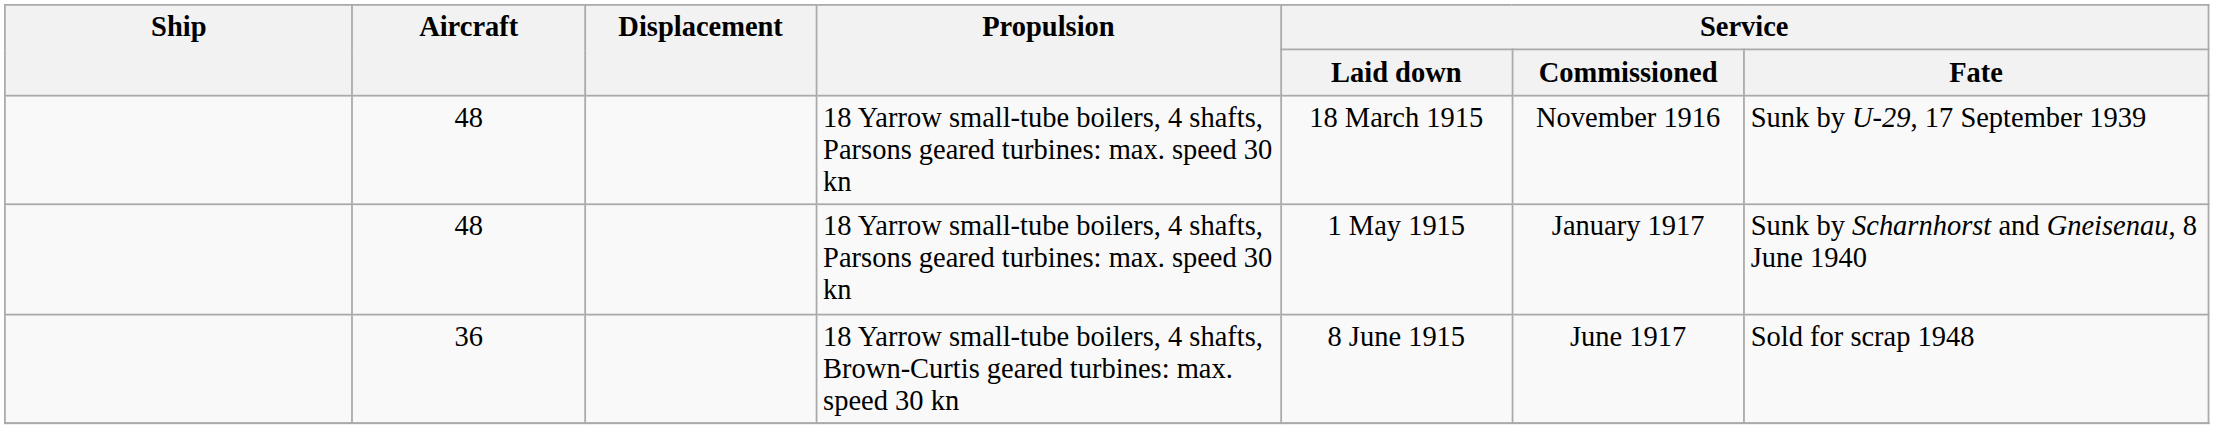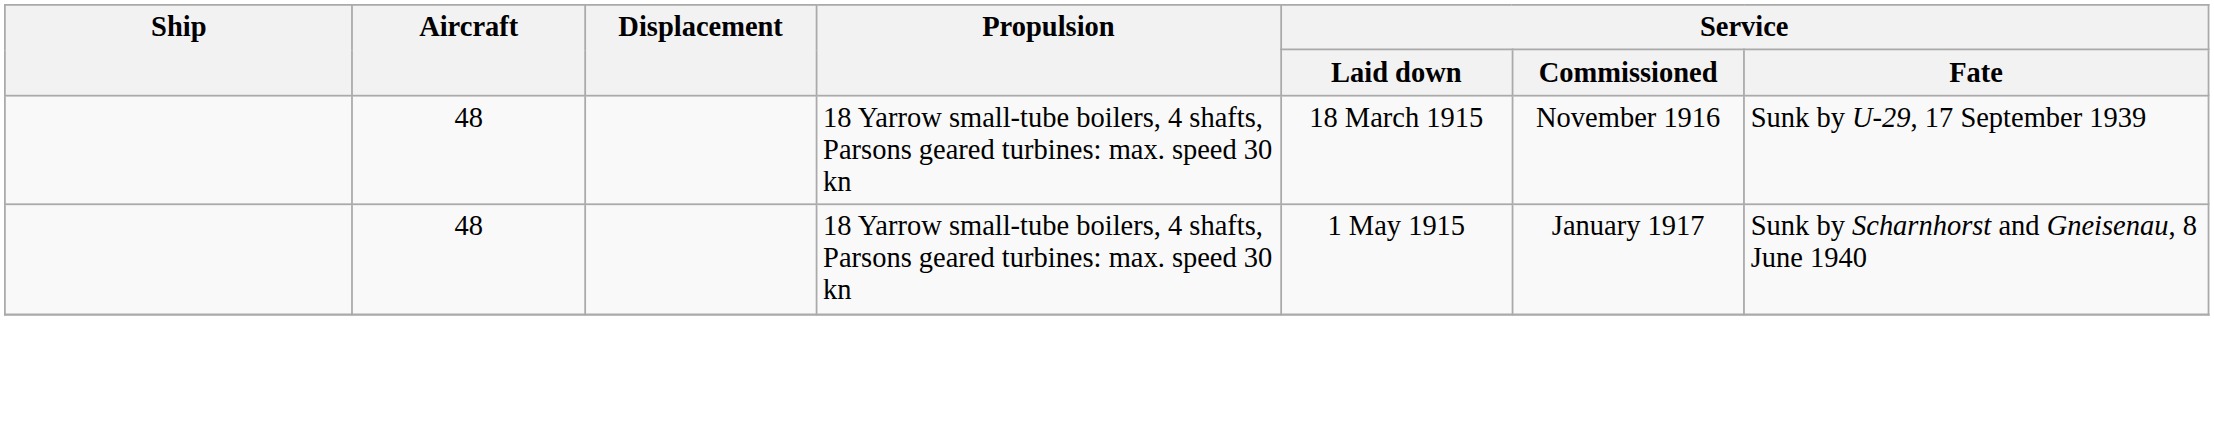- row: (469, 335)
